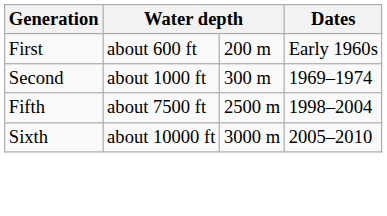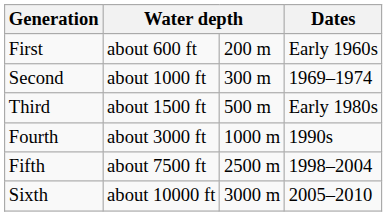+ row: (29, 107)
+ row: (34, 136)
